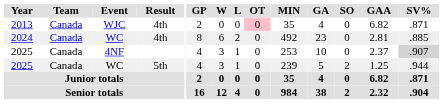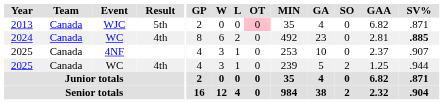(160, 24) 4th -> (160, 24) 5th
(419, 38) normal -> (419, 38) bold
(419, 51) lightgrey background -> (419, 51) no background
(160, 65) 5th -> (160, 65) 4th
